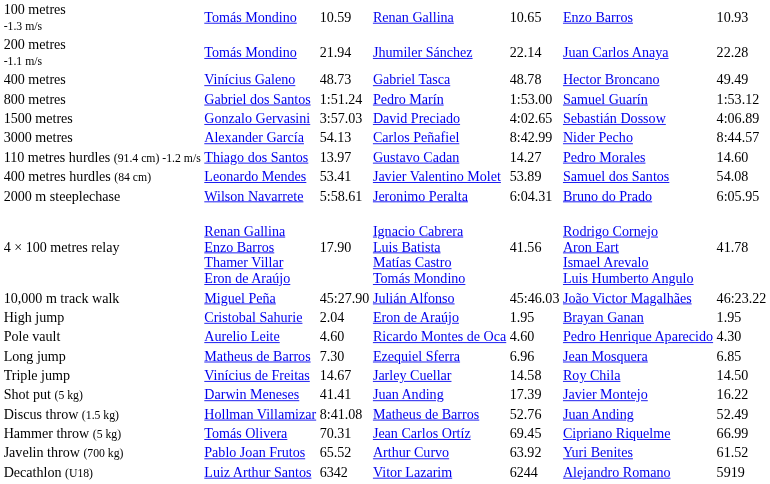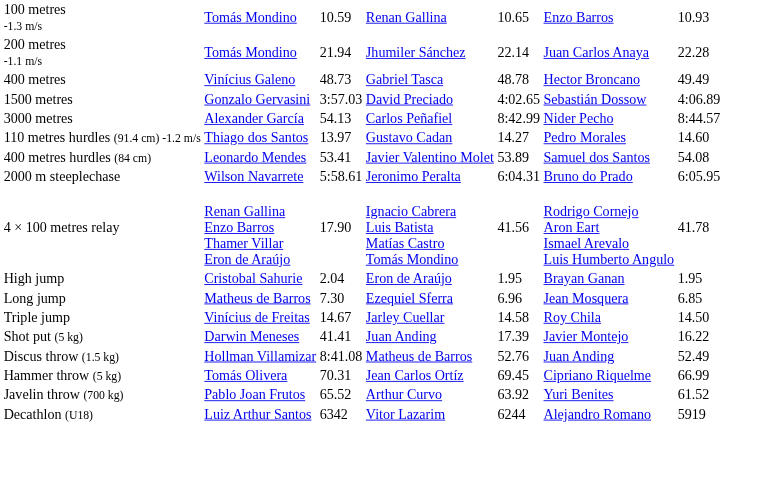- row: (35, 99)
- row: (62, 298)
- row: (32, 336)
